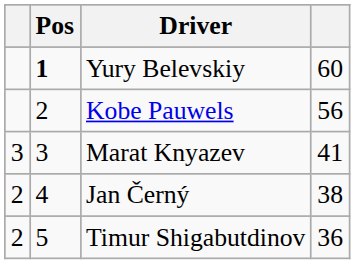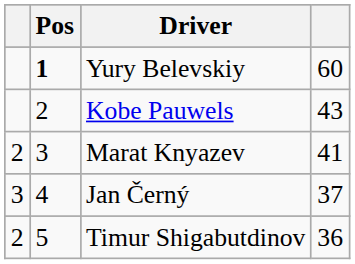(330, 110) 56 -> (330, 110) 43
(17, 152) 3 -> (17, 152) 2
(17, 195) 2 -> (17, 195) 3
(330, 195) 38 -> (330, 195) 37
